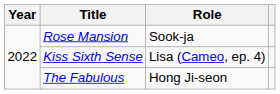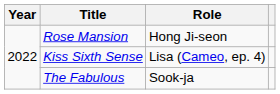(171, 36) Sook-ja -> (188, 36) Hong Ji-seon
(188, 78) Hong Ji-seon -> (171, 78) Sook-ja
